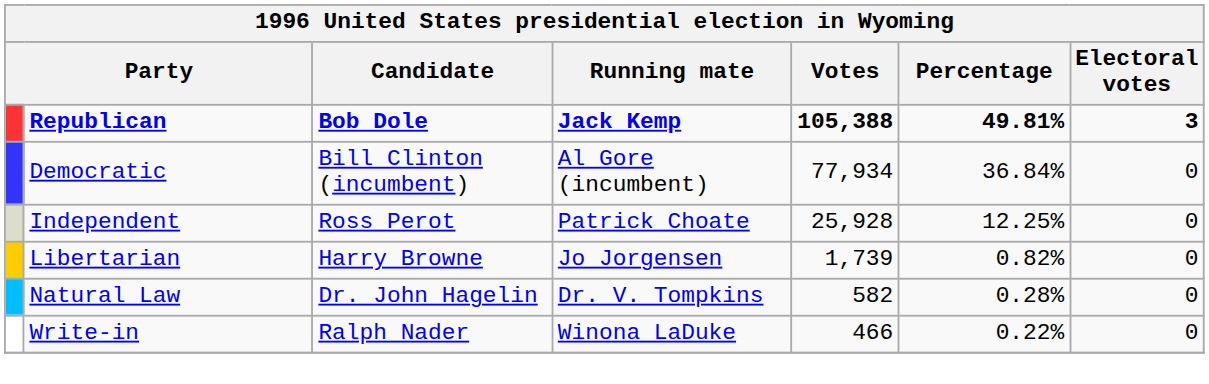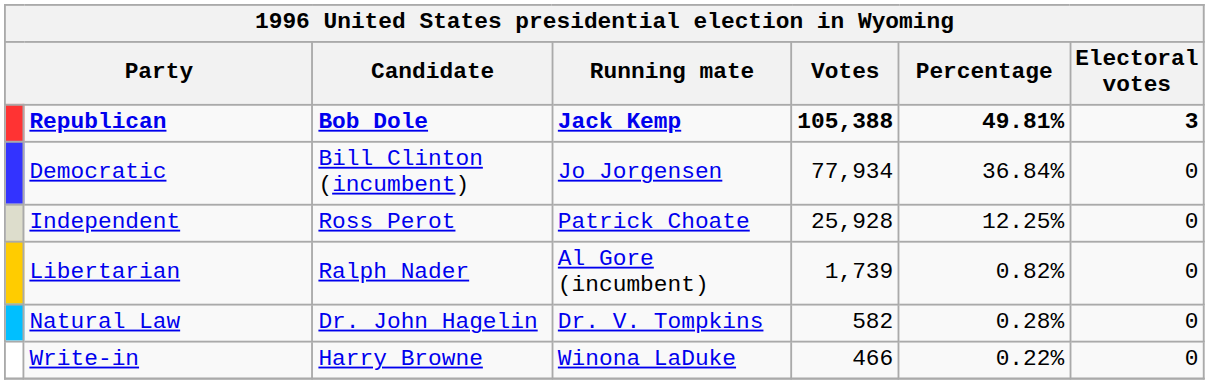(633, 173) Al Gore (incumbent) -> (640, 173) Jo Jorgensen
(401, 260) Harry Browne -> (394, 273) Ralph Nader
(640, 260) Jo Jorgensen -> (633, 273) Al Gore (incumbent)
(394, 334) Ralph Nader -> (401, 360) Harry Browne
